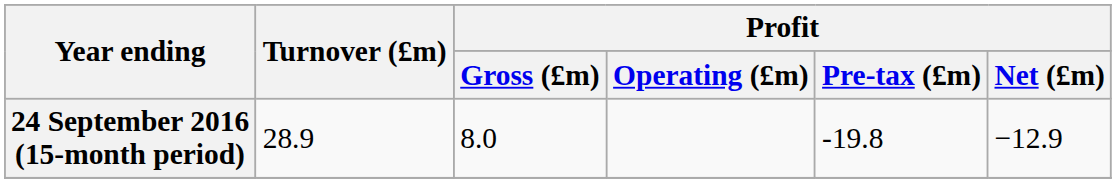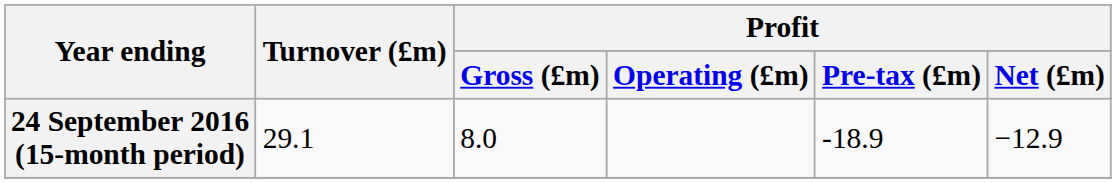(288, 137) 28.9 -> (288, 137) 29.1
(853, 137) -19.8 -> (853, 137) -18.9
